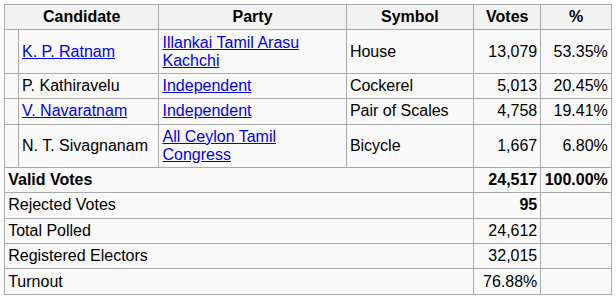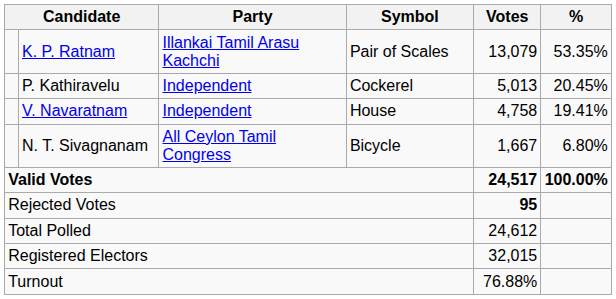(373, 51) House -> (399, 51) Pair of Scales
(399, 111) Pair of Scales -> (373, 111) House
